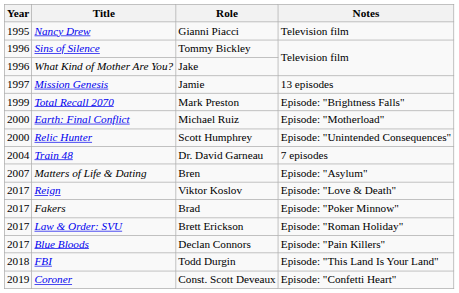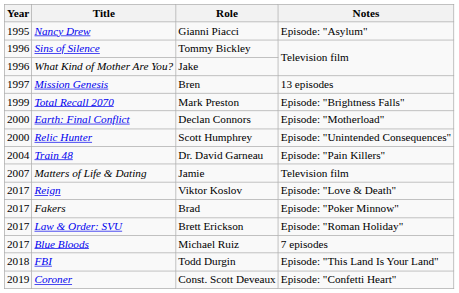(315, 31) Television film -> (324, 31) Episode: "Asylum"
(191, 84) Jamie -> (189, 84) Bren
(209, 119) Michael Ruiz -> (215, 119) Declan Connors
(304, 155) 7 episodes -> (333, 155) Episode: "Pain Killers"
(189, 173) Bren -> (191, 173) Jamie
(324, 173) Episode: "Asylum" -> (315, 173) Television film
(215, 244) Declan Connors -> (209, 244) Michael Ruiz
(333, 244) Episode: "Pain Killers" -> (304, 244) 7 episodes
